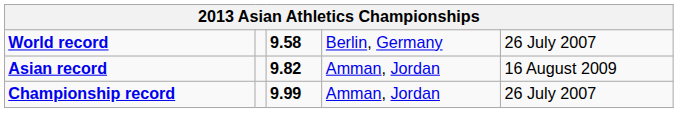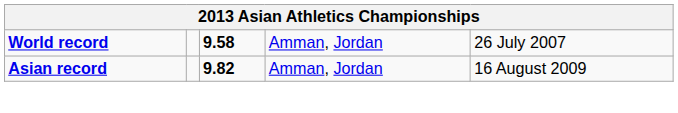(384, 42) Berlin, Germany -> (326, 42) Amman, Jordan
- row: (92, 94)
